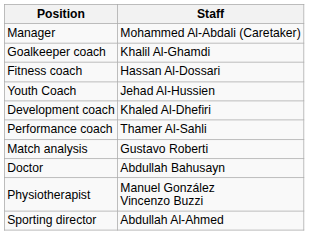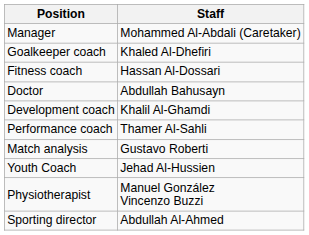(165, 52) Khalil Al-Ghamdi -> (166, 52) Khaled Al-Dhefiri
rows swapped: (42, 91) <-> (25, 168)
(166, 110) Khaled Al-Dhefiri -> (165, 110) Khalil Al-Ghamdi
